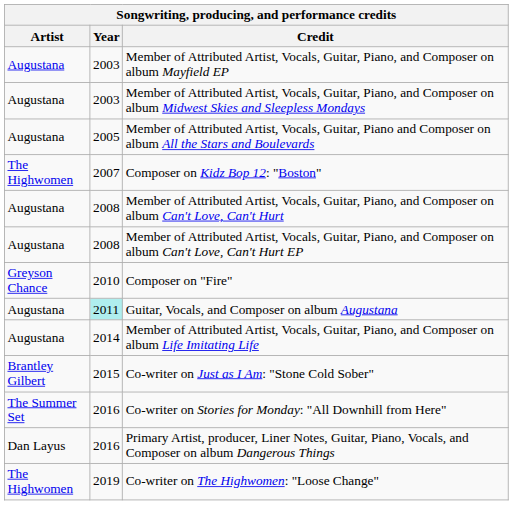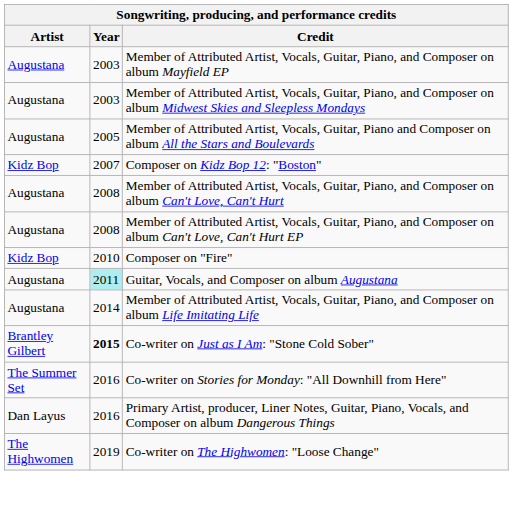(40, 172) The Highwomen -> (33, 165) Kidz Bop
(30, 280) Greyson Chance -> (33, 258) Kidz Bop
(106, 373) normal -> (106, 343) bold
